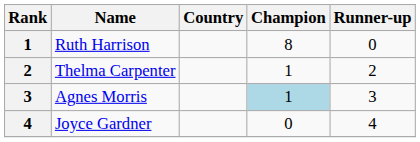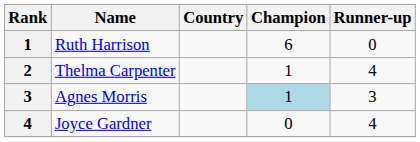(288, 44) 8 -> (288, 44) 6
(372, 70) 2 -> (372, 70) 4
